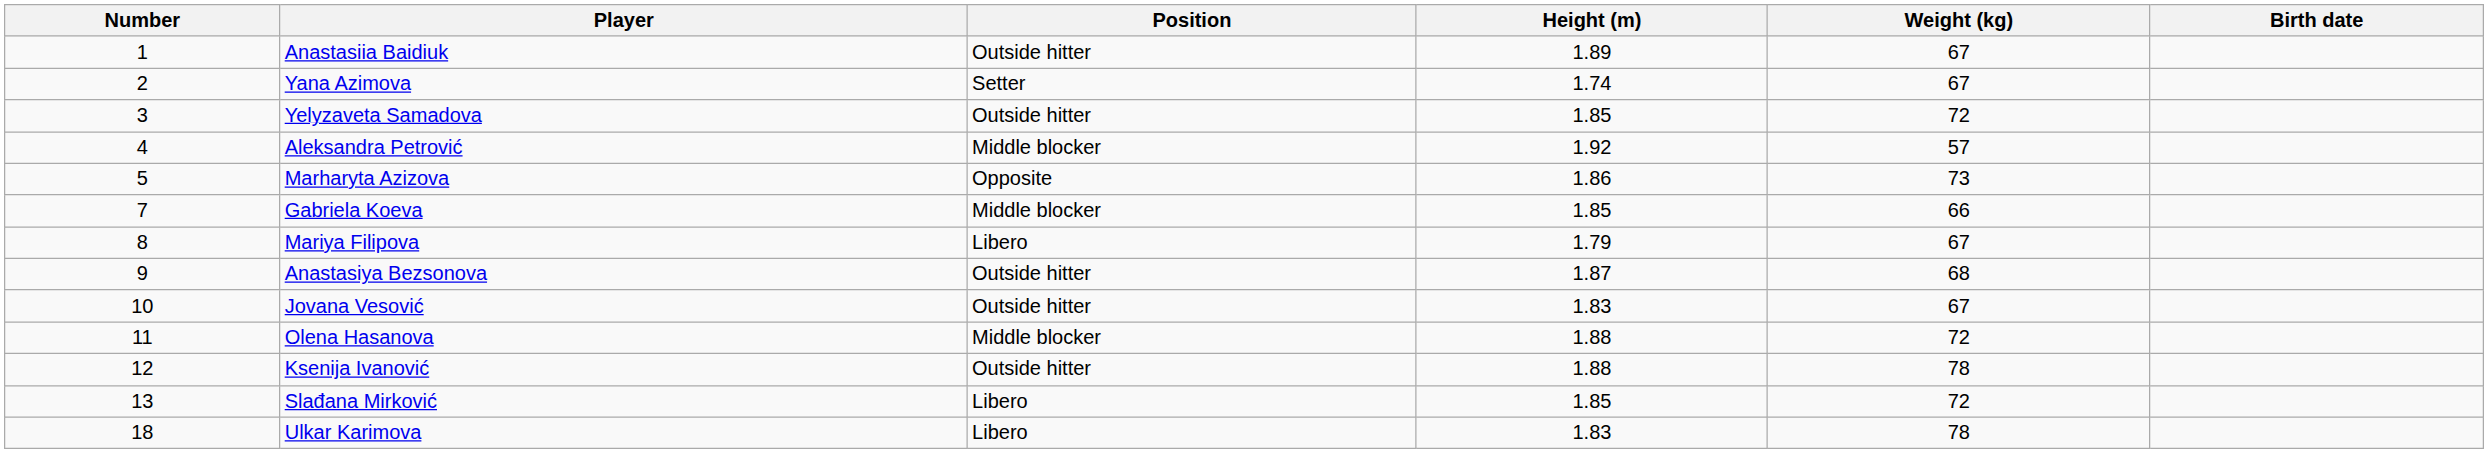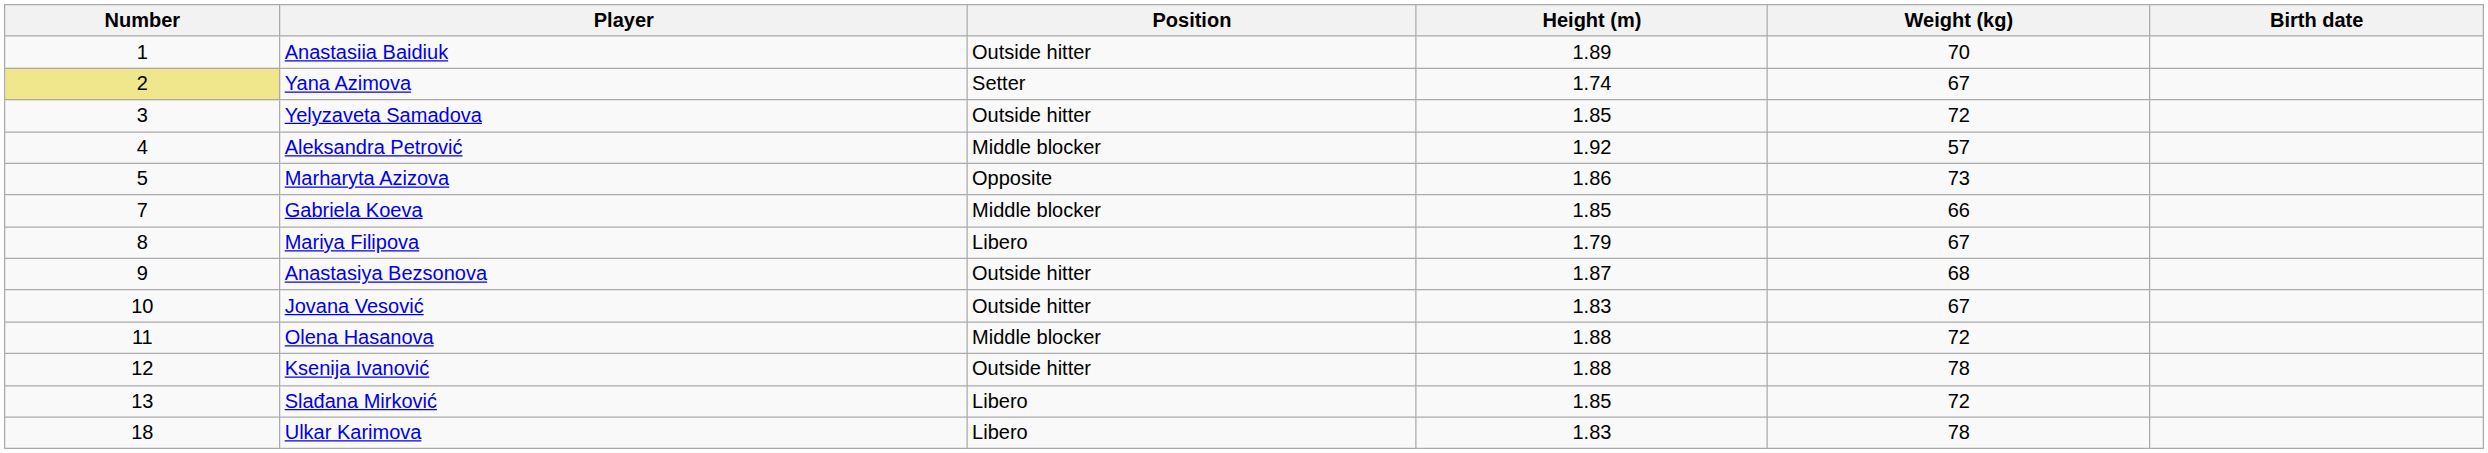(1959, 52) 67 -> (1959, 52) 70
(142, 83) no background -> (142, 83) khaki background
